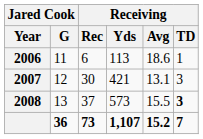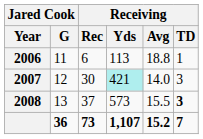(158, 58) 18.6 -> (158, 58) 18.8
(120, 79) no background -> (120, 79) paleturquoise background
(158, 79) 13.1 -> (158, 79) 14.0
